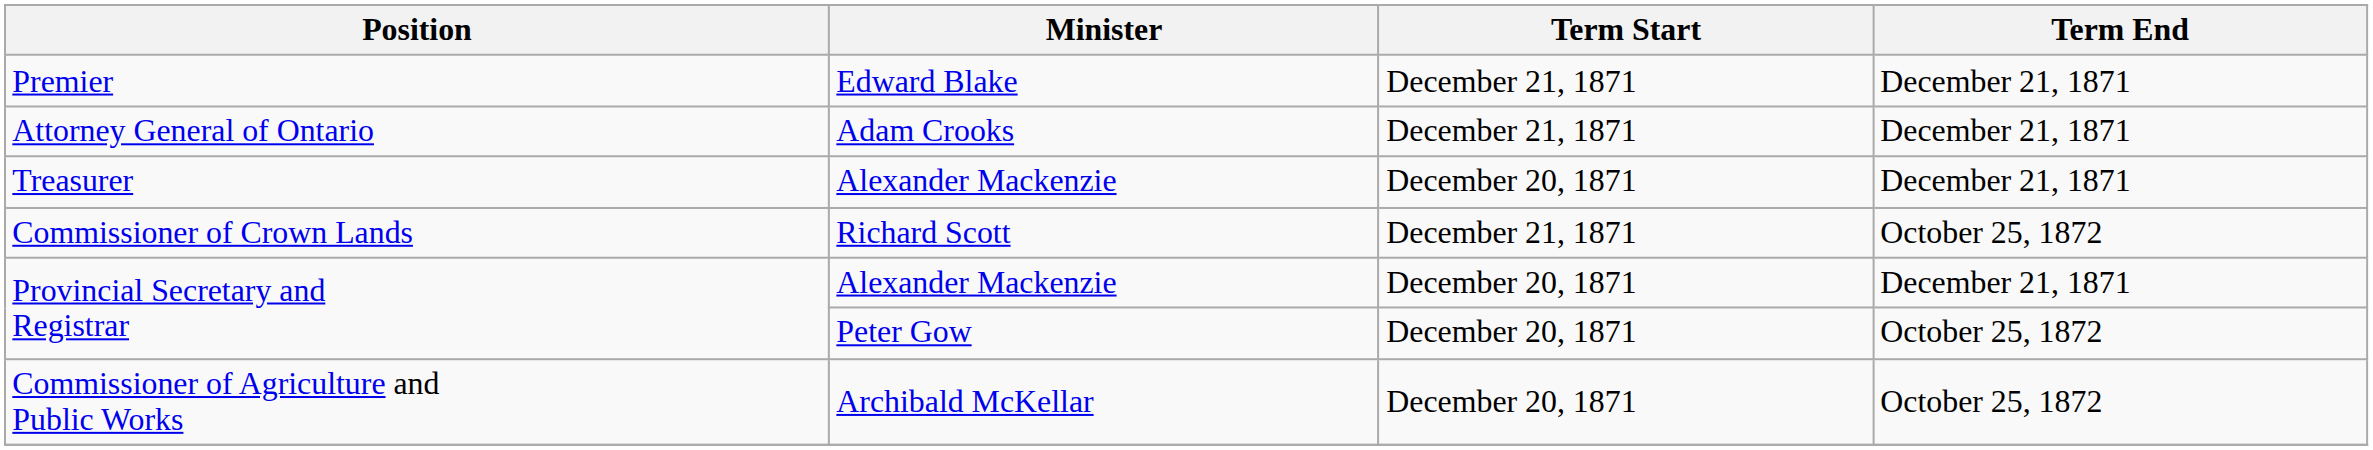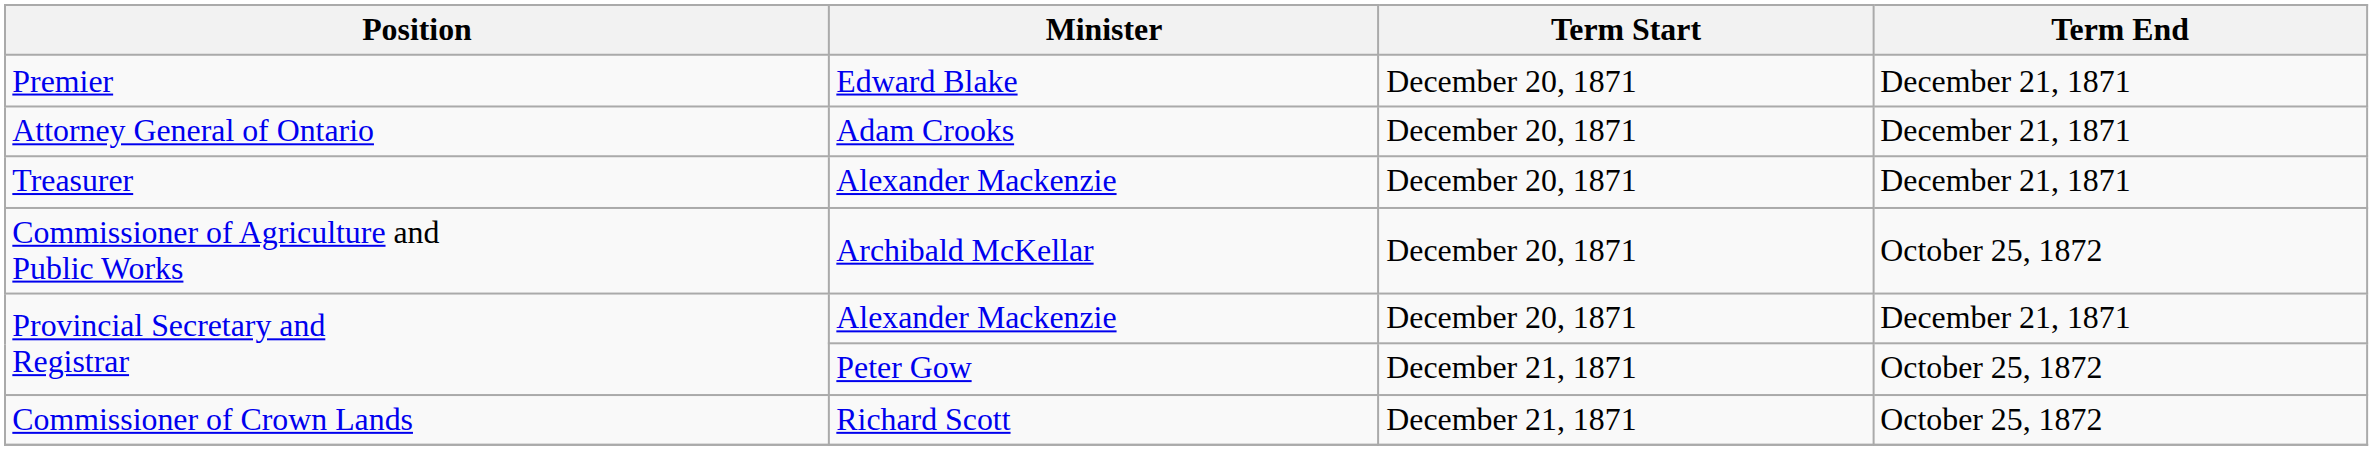(1511, 80) December 21, 1871 -> (1511, 80) December 20, 1871
(1511, 130) December 21, 1871 -> (1511, 130) December 20, 1871
rows swapped: (213, 231) <-> (226, 401)
(1511, 332) December 20, 1871 -> (1511, 368) December 21, 1871
